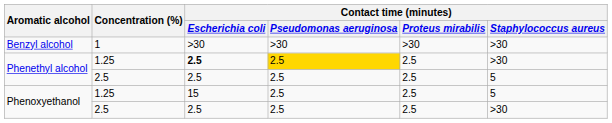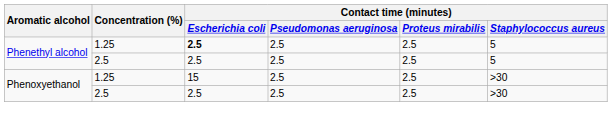- row: (40, 45)
(277, 61) gold background -> (277, 45) no background
(499, 61) >30 -> (493, 45) 5
(493, 93) 5 -> (499, 77) >30
